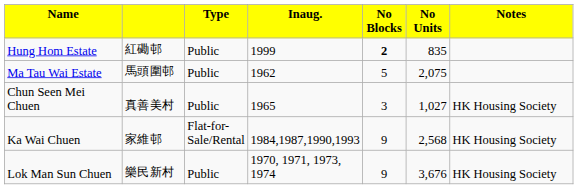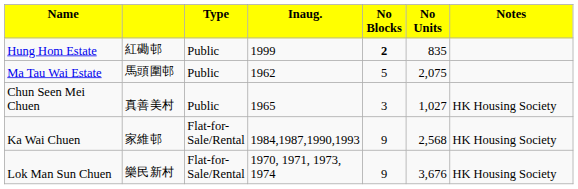(203, 174) Public -> (216, 167) Flat-for-Sale/Rental
